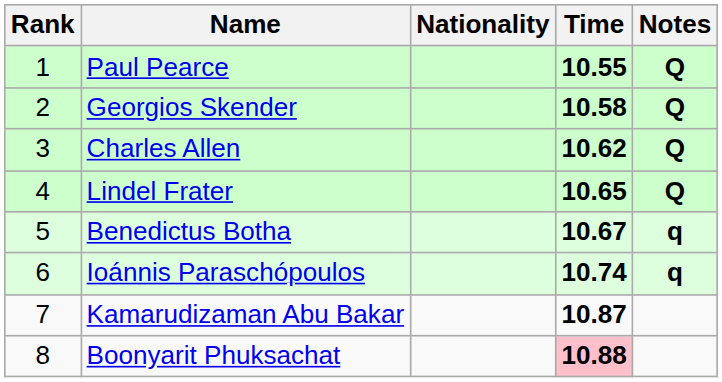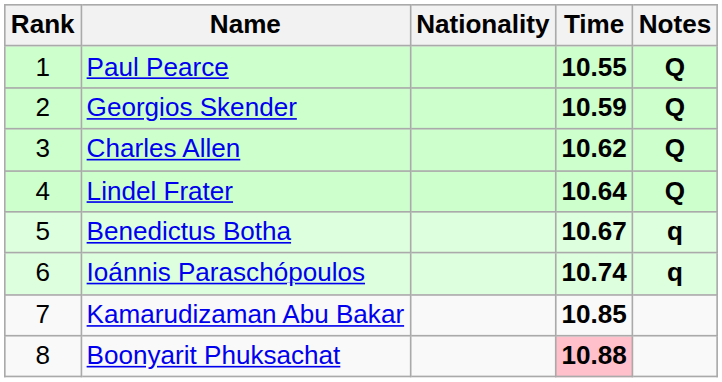(594, 107) 10.58 -> (594, 107) 10.59
(594, 190) 10.65 -> (594, 190) 10.64
(594, 314) 10.87 -> (594, 314) 10.85
